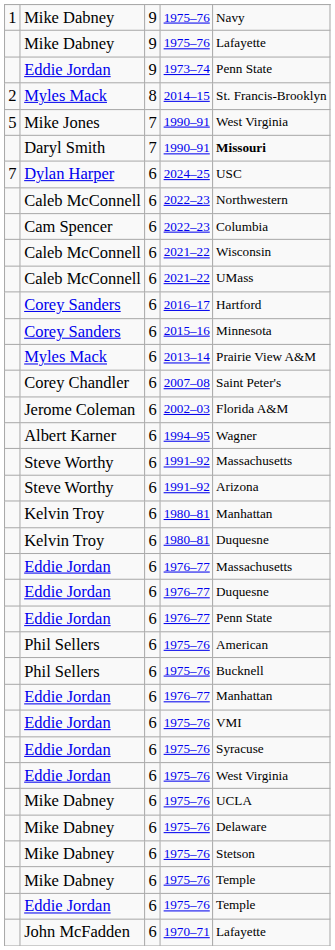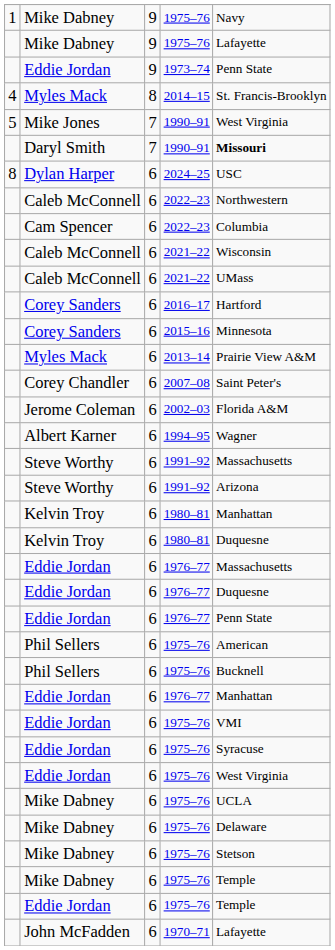(12, 95) 2 -> (12, 95) 4
(12, 174) 7 -> (12, 174) 8
